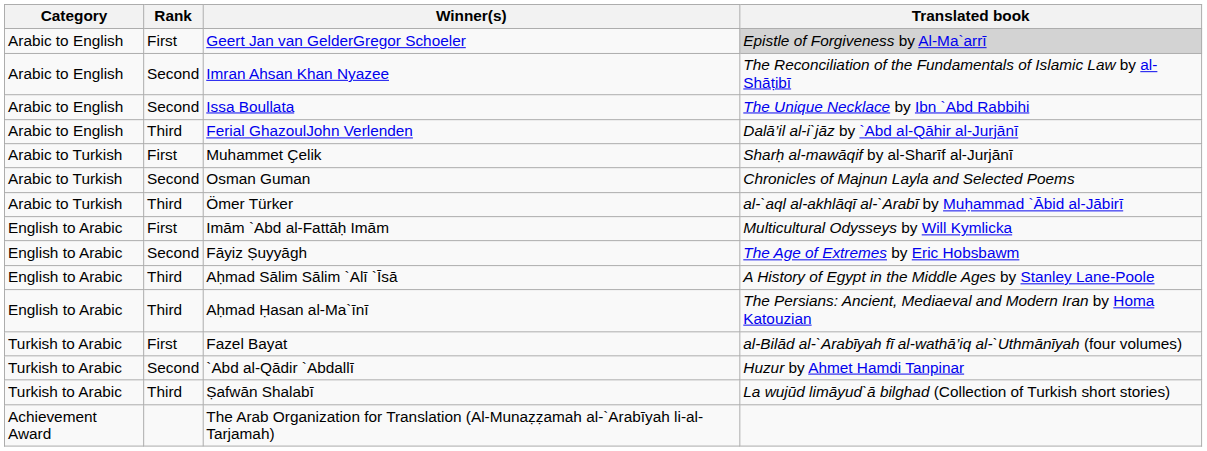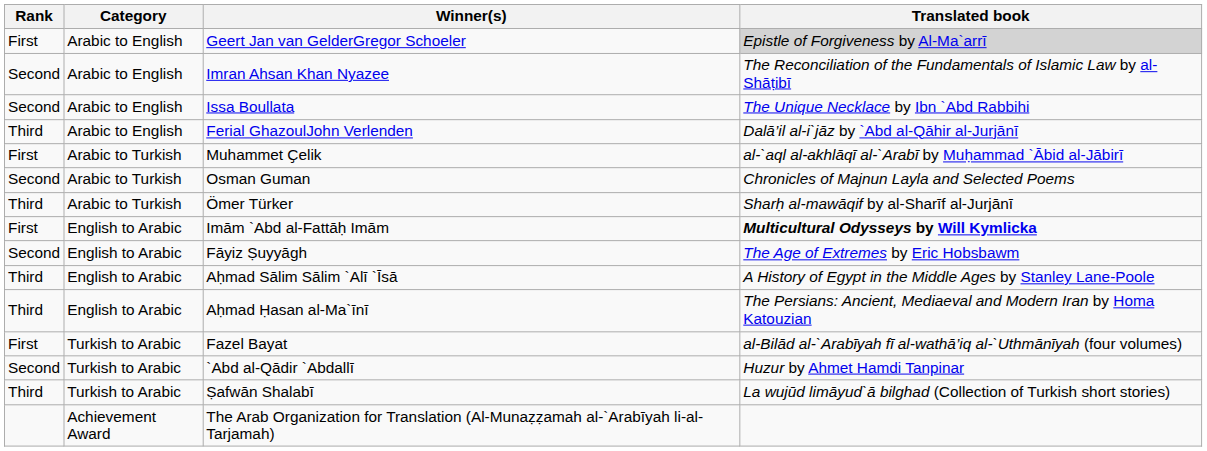columns swapped: (74, 16) <-> (173, 16)
(878, 155) Sharḥ al-mawāqif by al-Sharīf al-Jurjānī -> (933, 155) al-`aql al-akhlāqī al-`Arabī by Muḥammad `Ābid al-Jābirī
(933, 204) al-`aql al-akhlāqī al-`Arabī by Muḥammad `Ābid al-Jābirī -> (878, 204) Sharḥ al-mawāqif by al-Sharīf al-Jurjānī
(878, 228) normal -> (890, 228) bold
